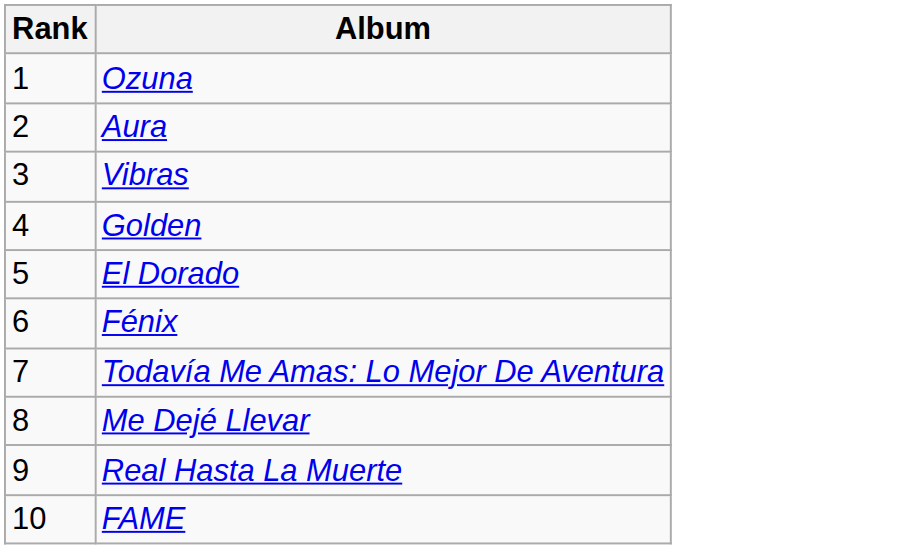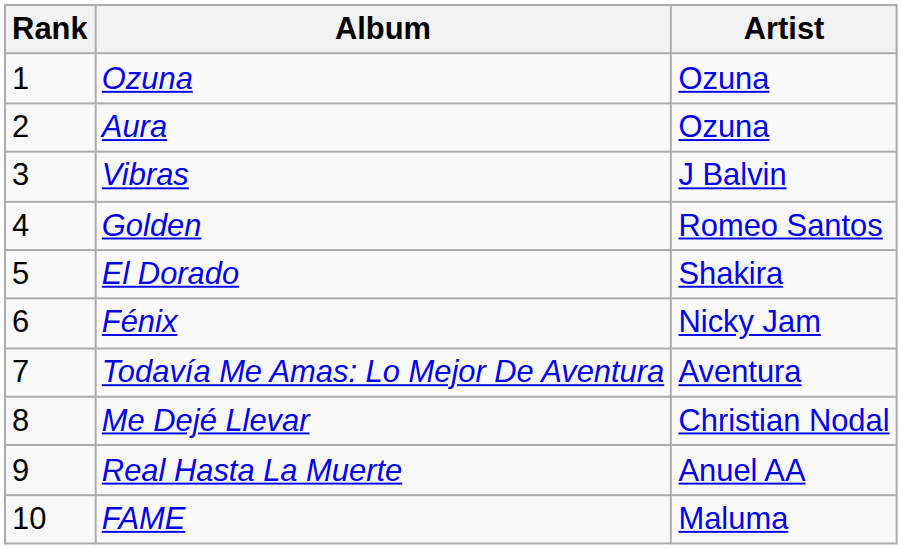+ column: (784, 28)
